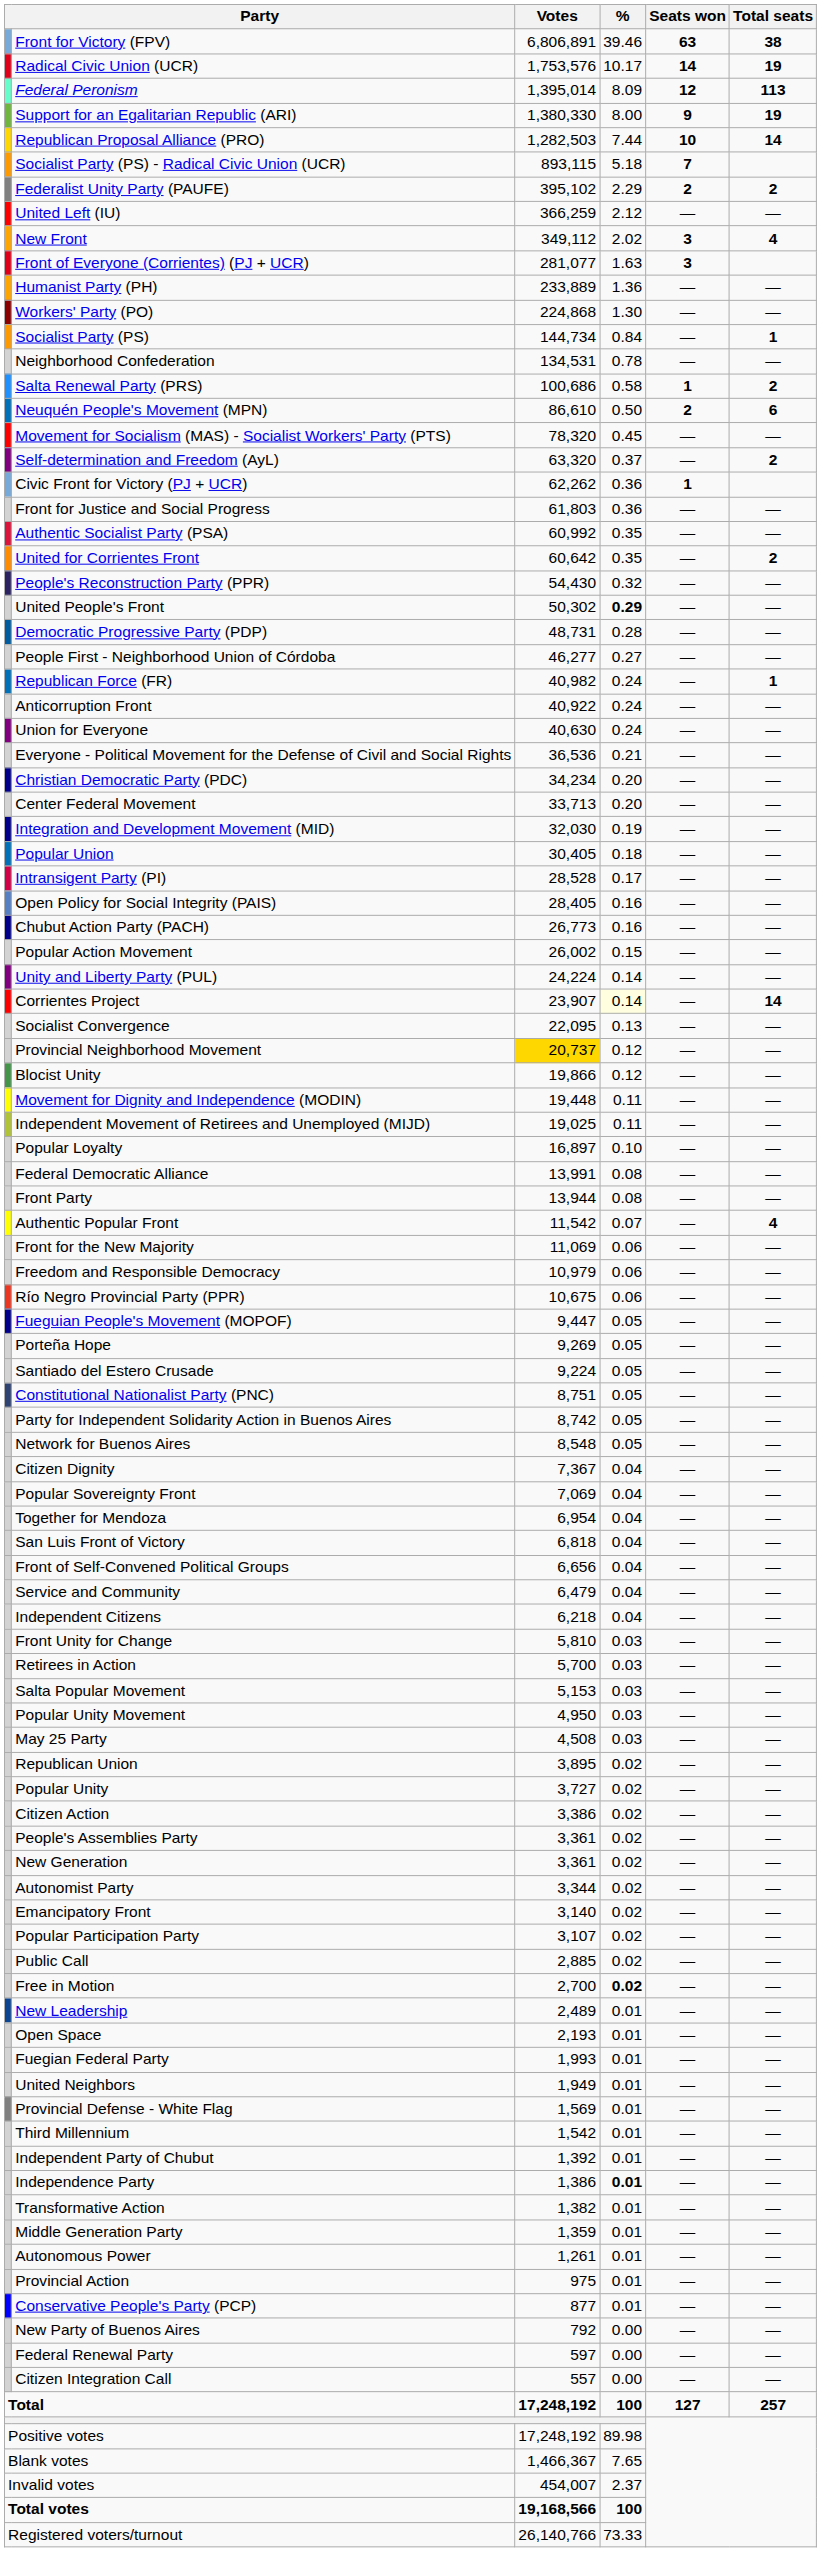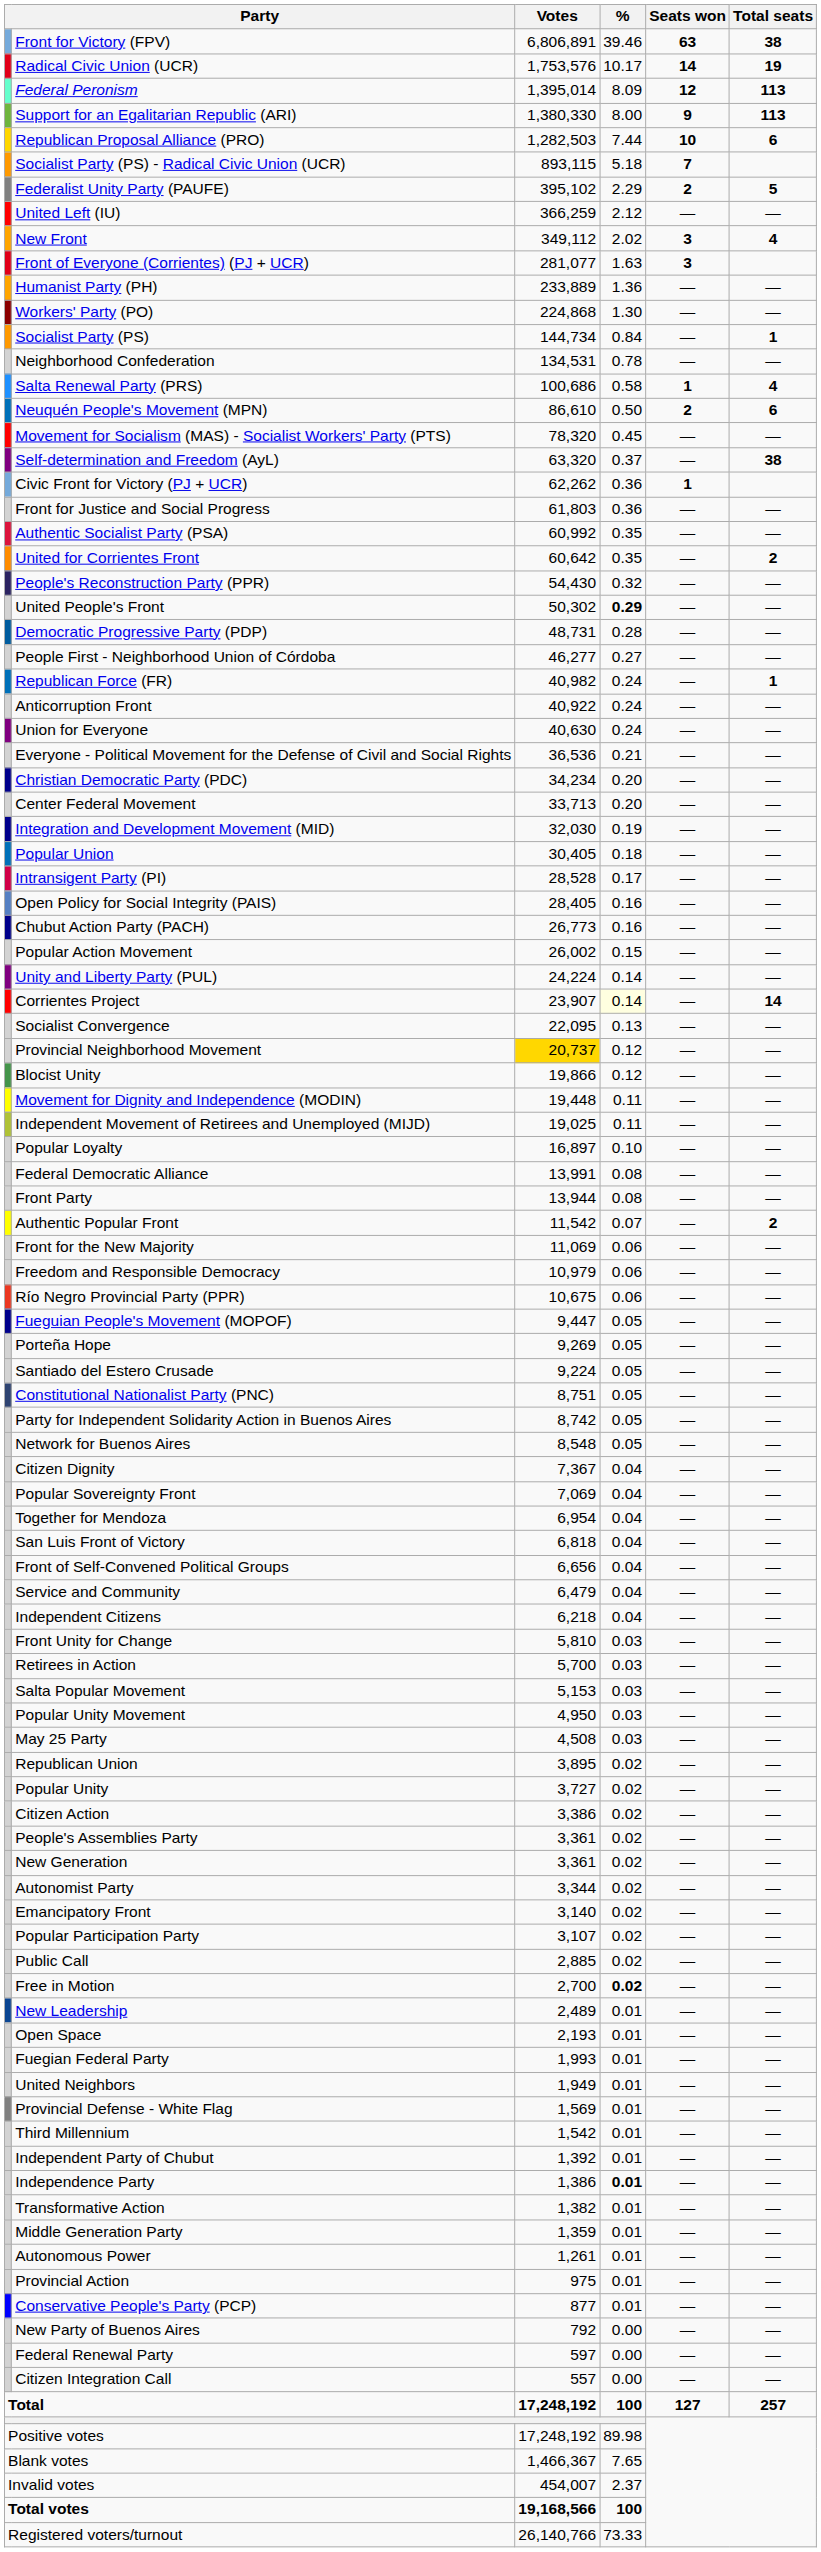(773, 115) 19 -> (773, 115) 113
(773, 139) 14 -> (773, 139) 6
(773, 189) 2 -> (773, 189) 5
(773, 386) 2 -> (773, 386) 4
(773, 459) 2 -> (773, 459) 38
(773, 1222) 4 -> (773, 1222) 2
